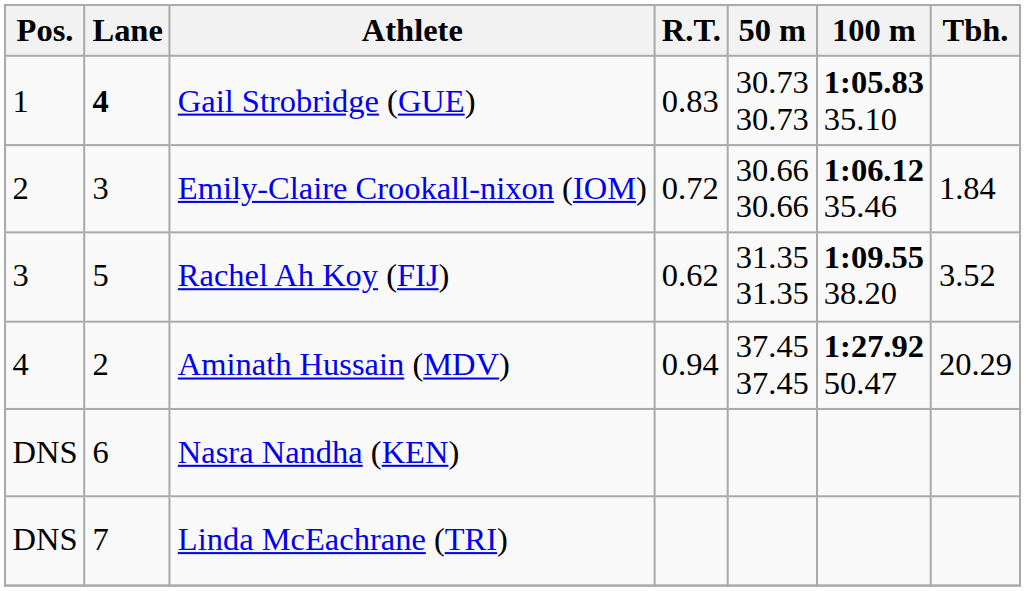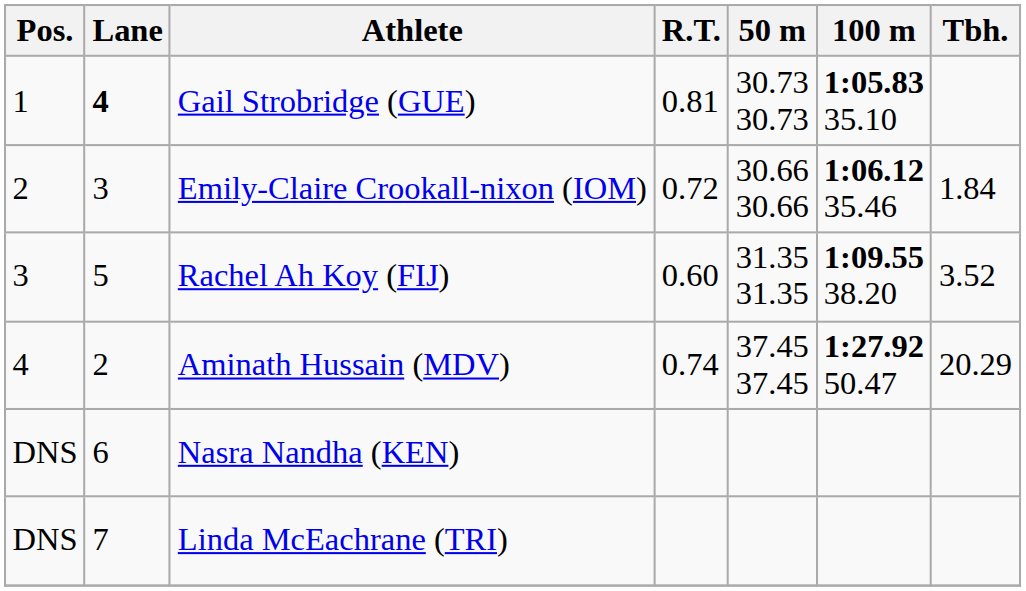(690, 100) 0.83 -> (690, 100) 0.81
(690, 276) 0.62 -> (690, 276) 0.60
(690, 364) 0.94 -> (690, 364) 0.74
